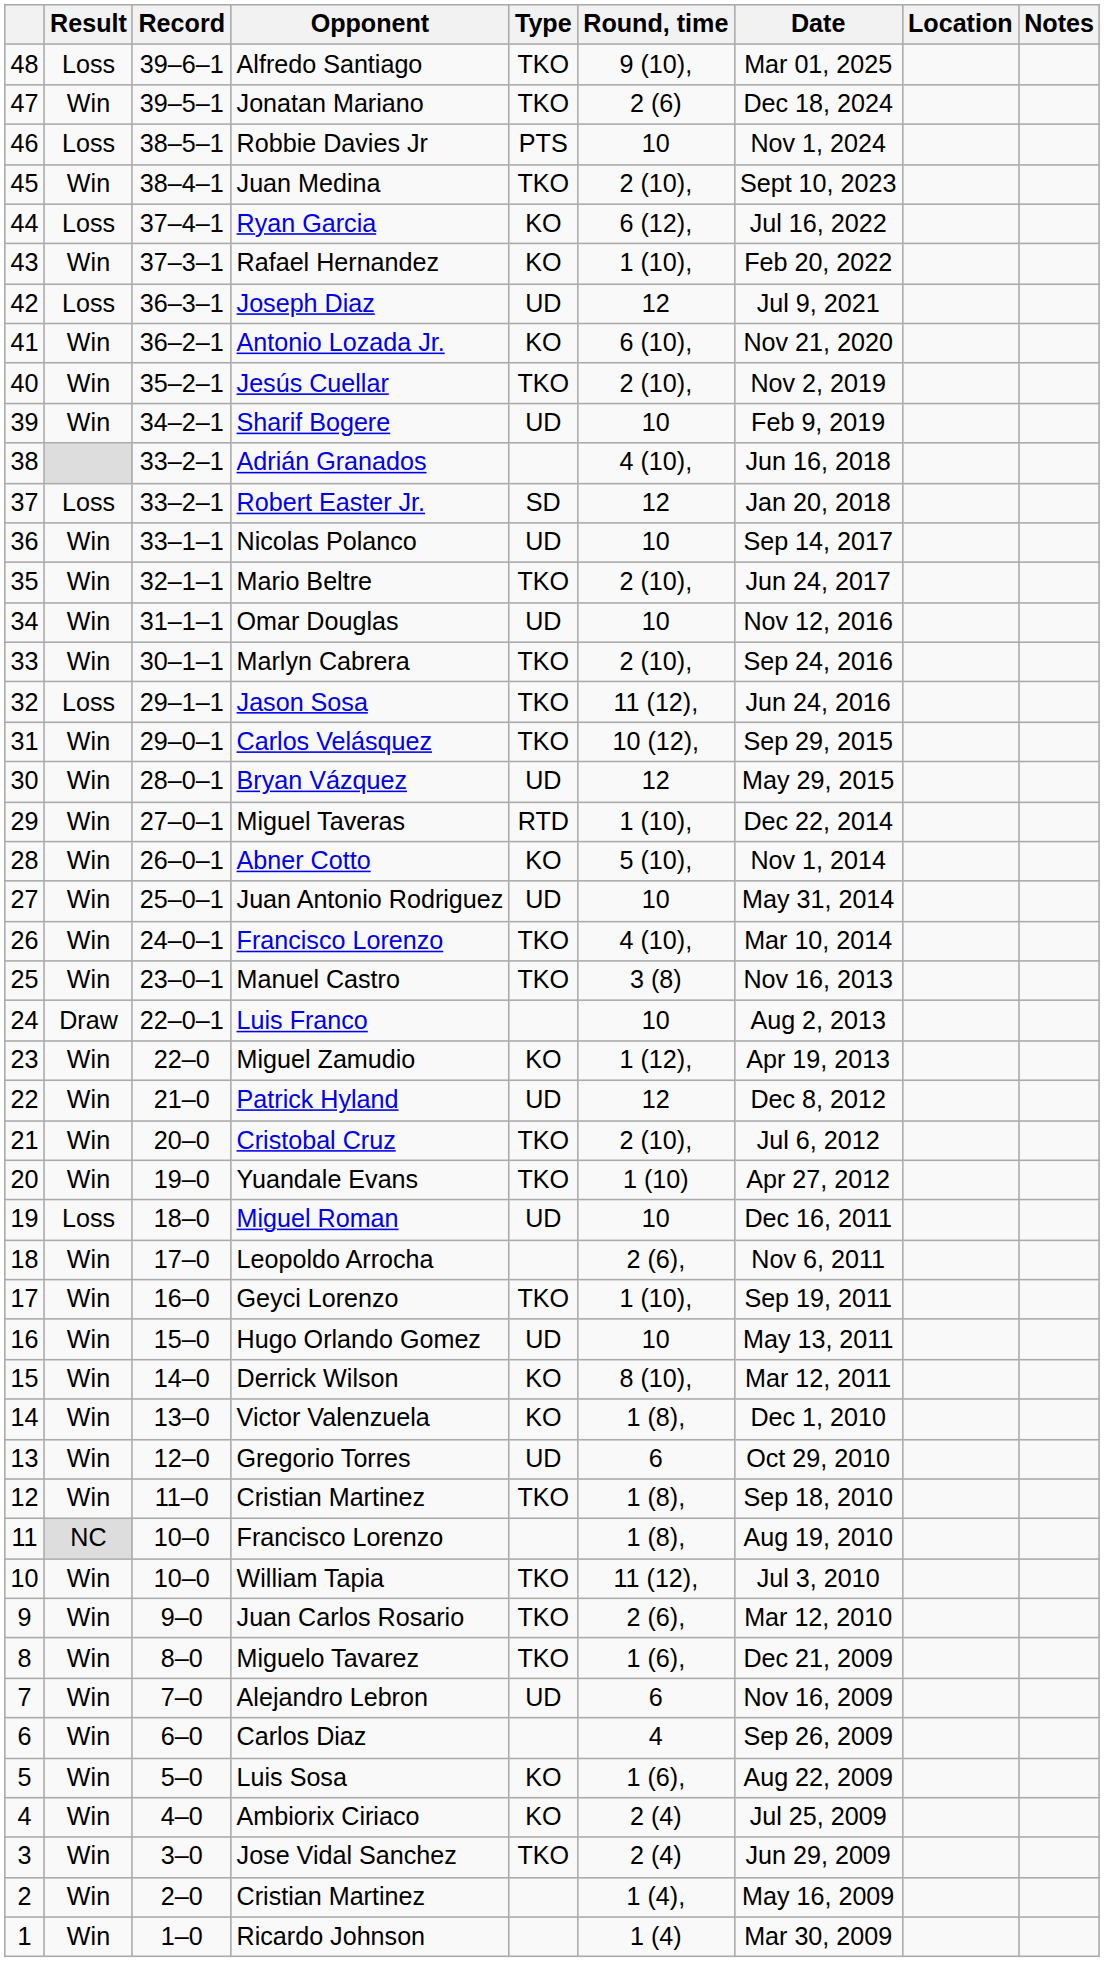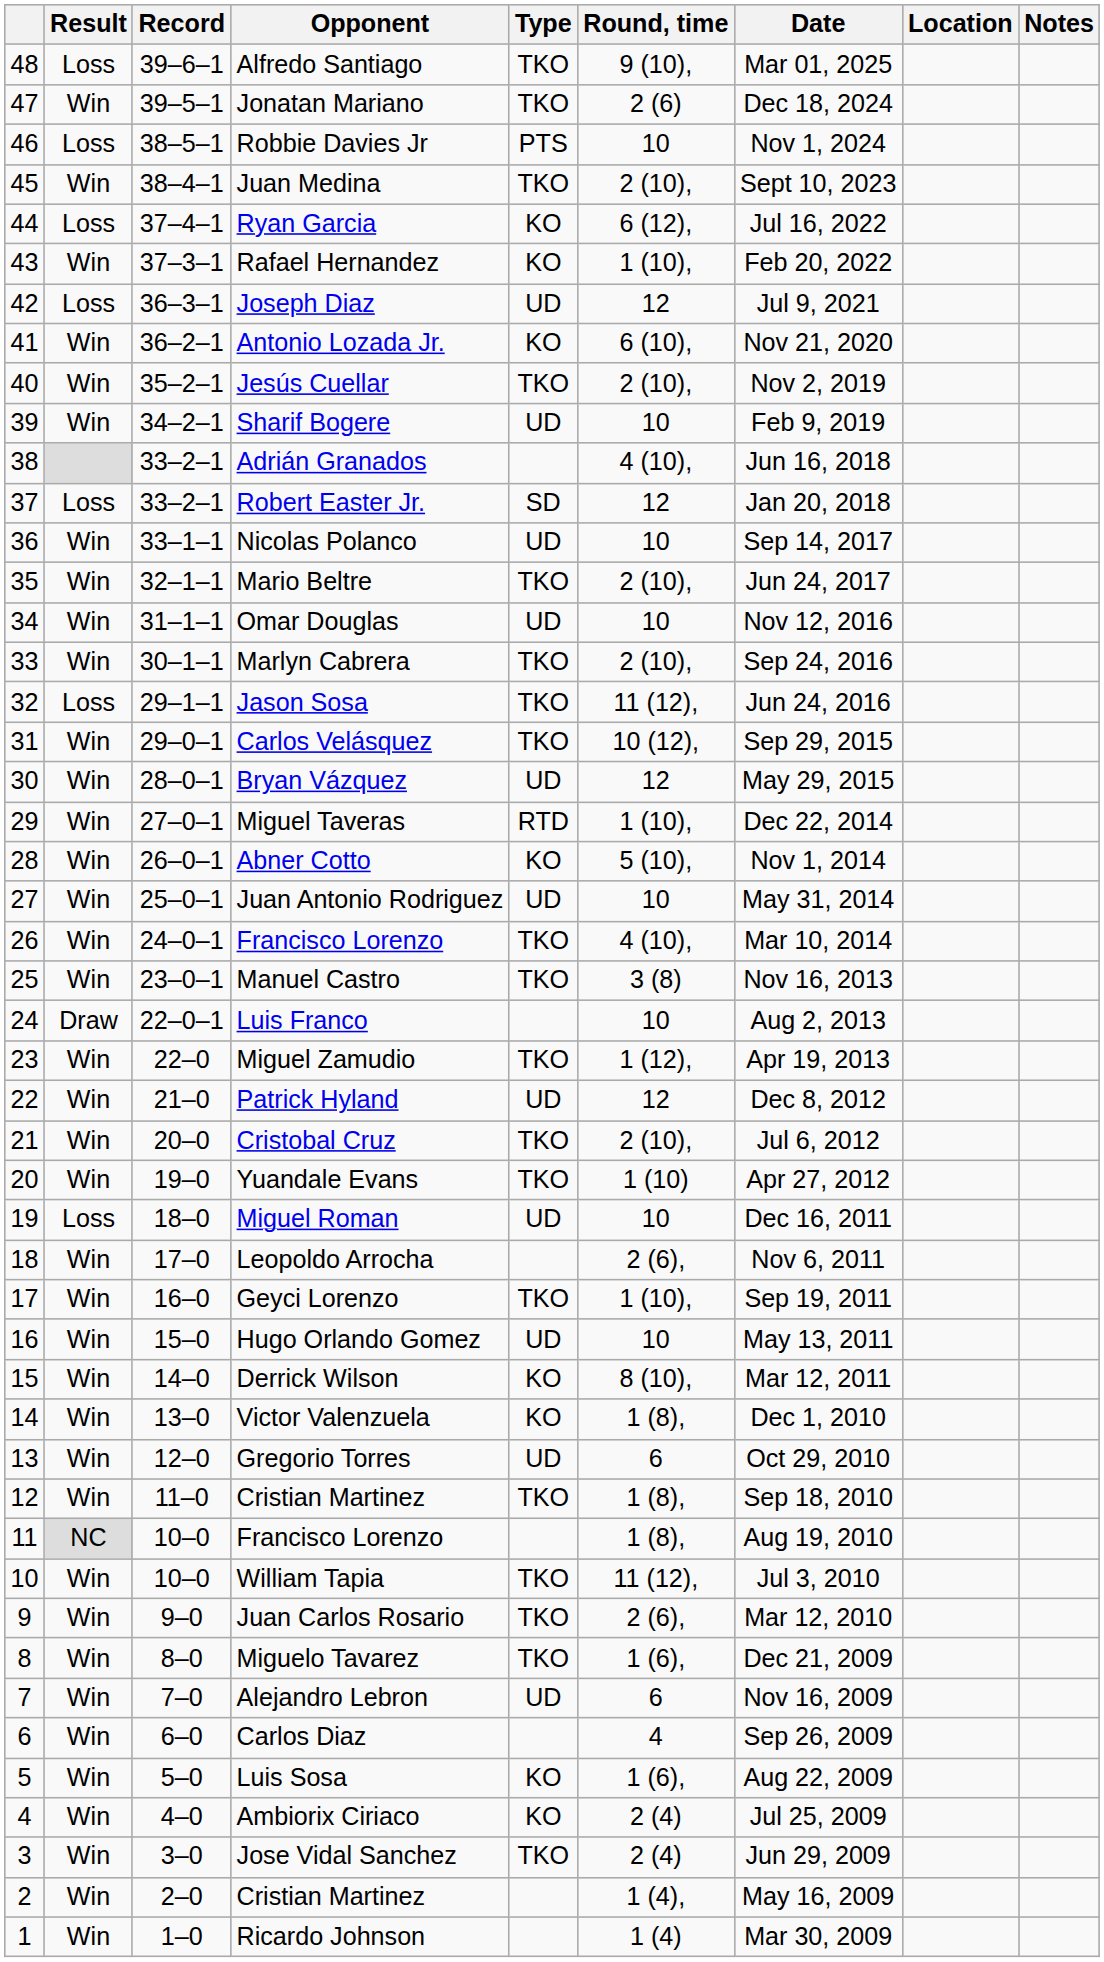(543, 1060) KO -> (543, 1060) TKO
